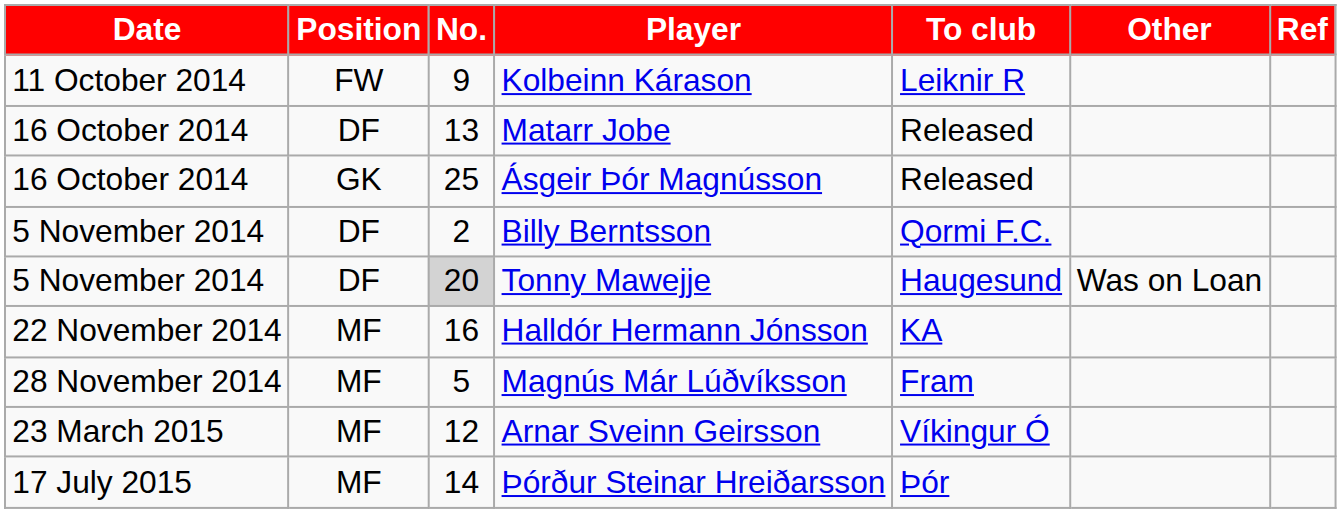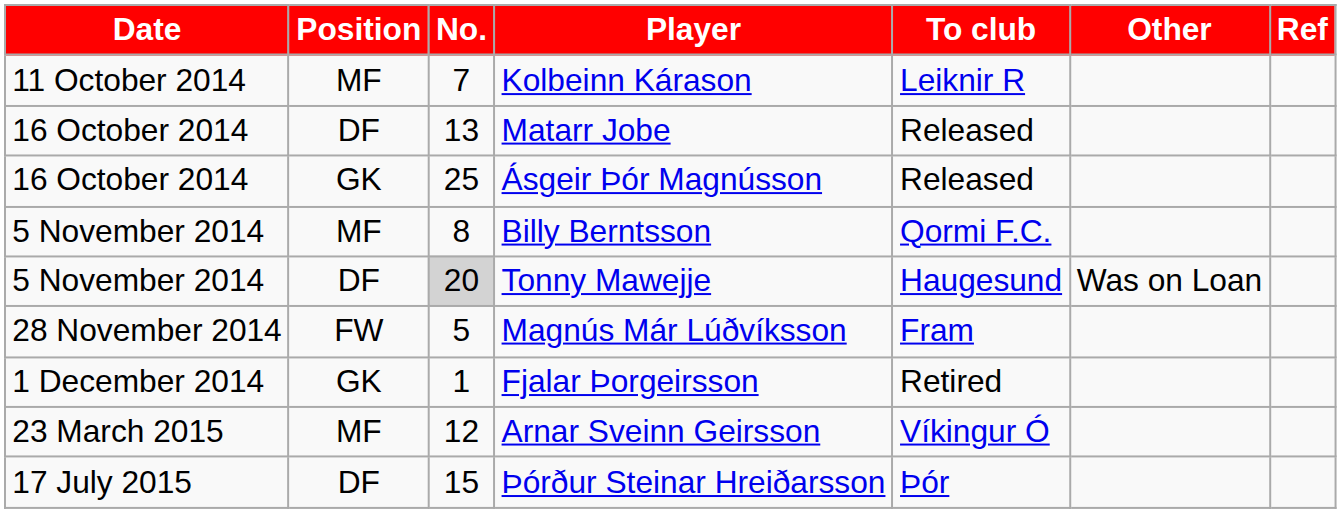(359, 79) FW -> (359, 79) MF
(461, 79) 9 -> (461, 79) 7
(359, 230) DF -> (359, 230) MF
(461, 230) 2 -> (461, 230) 8
- row: (685, 331)
(359, 381) MF -> (359, 331) FW
+ row: (630, 381)
(359, 481) MF -> (359, 481) DF
(461, 481) 14 -> (461, 481) 15
